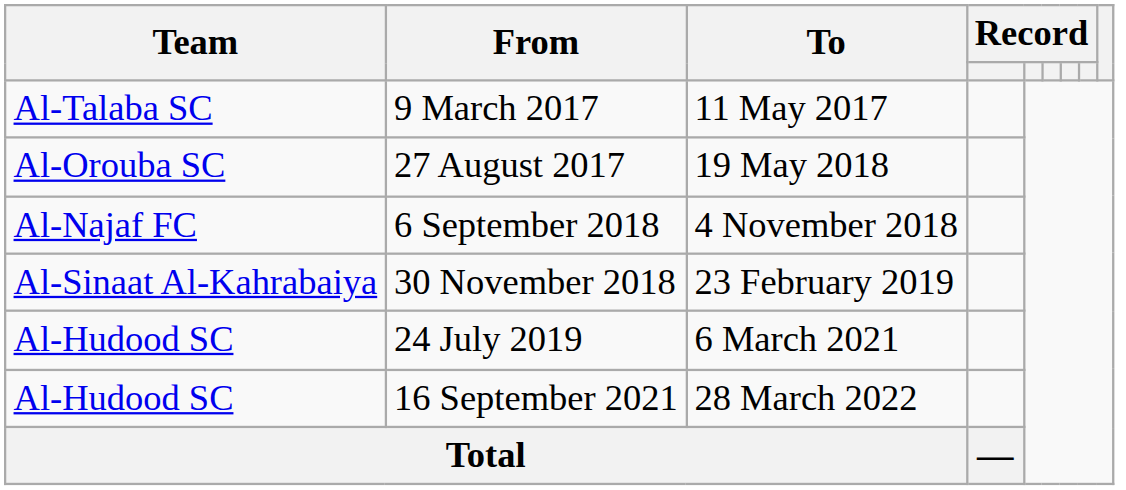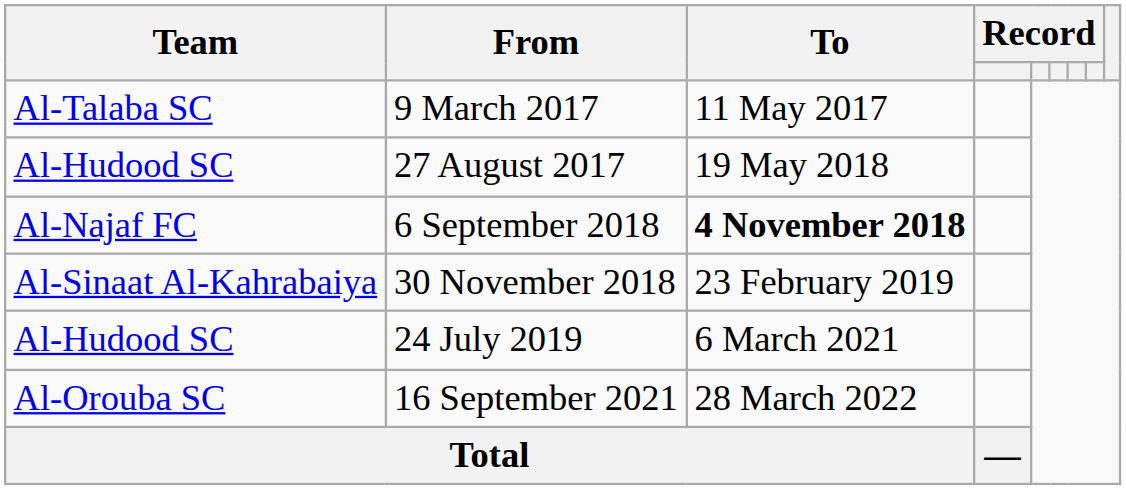(119, 165) Al-Orouba SC -> (124, 165) Al-Hudood SC
(826, 223) normal -> (830, 223) bold
(124, 397) Al-Hudood SC -> (119, 397) Al-Orouba SC
